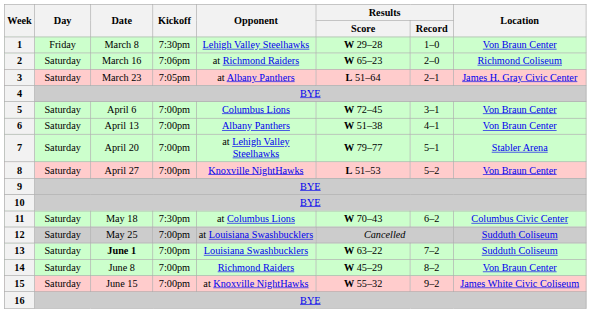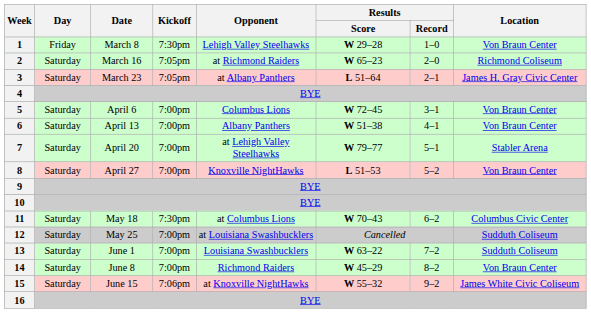(174, 61) 7:06pm -> (174, 61) 7:05pm
(122, 251) bold -> (122, 251) normal
(174, 283) 7:00pm -> (174, 283) 7:06pm
